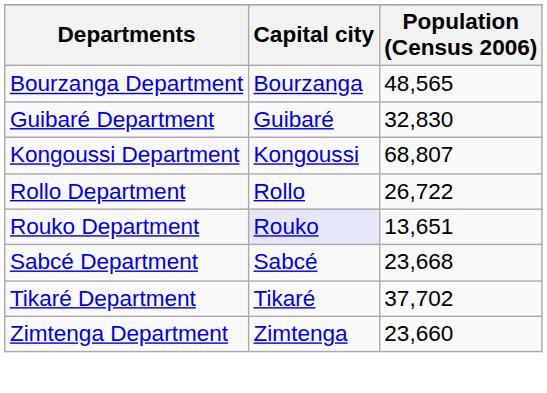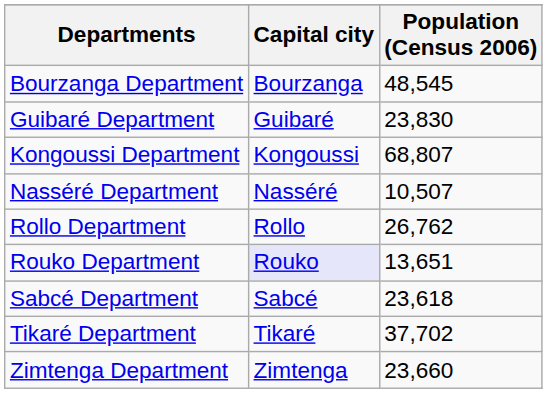(419, 83) 48,565 -> (419, 83) 48,545
(419, 119) 32,830 -> (419, 119) 23,830
+ row: (114, 190)
(419, 190) 26,722 -> (419, 226) 26,762
(419, 262) 23,668 -> (419, 298) 23,618
